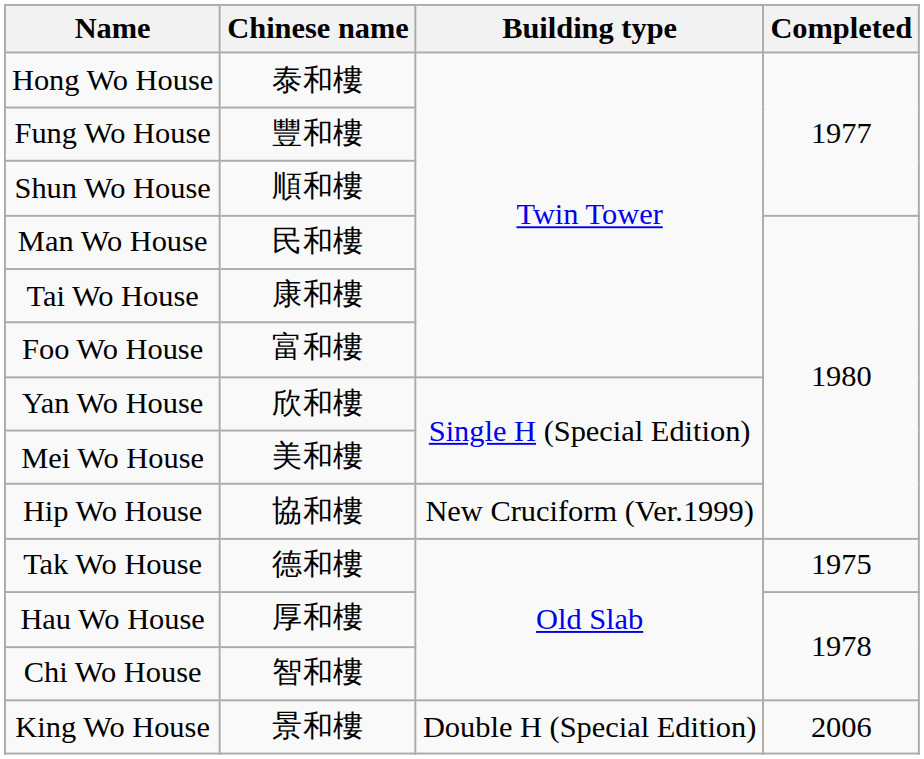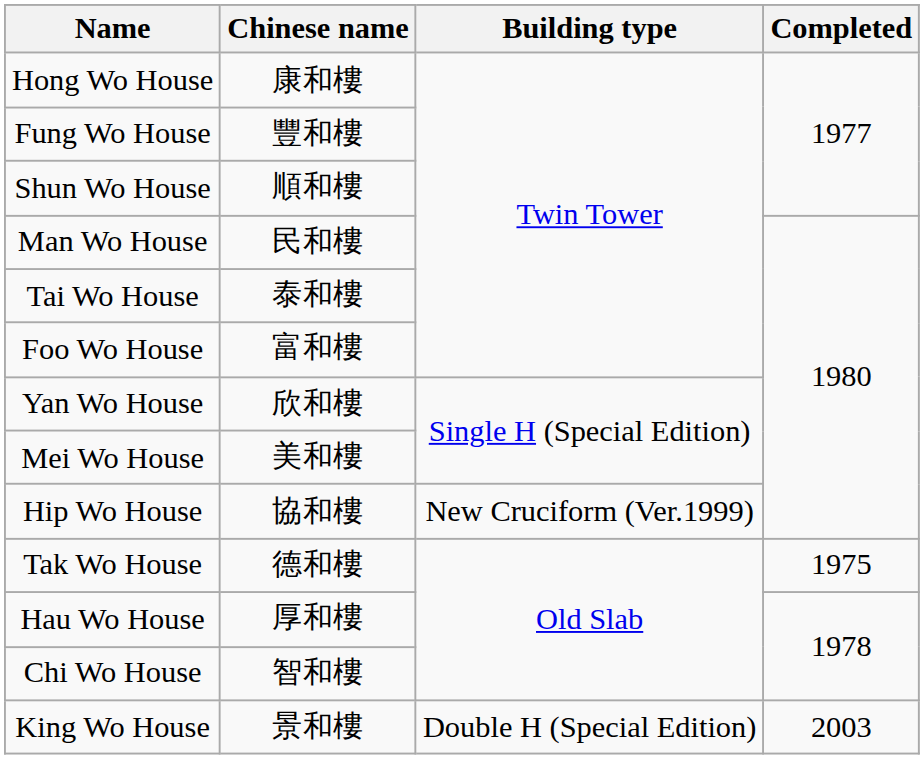(318, 78) 泰和樓 -> (318, 78) 康和樓
(318, 294) 康和樓 -> (318, 294) 泰和樓
(841, 726) 2006 -> (841, 726) 2003
